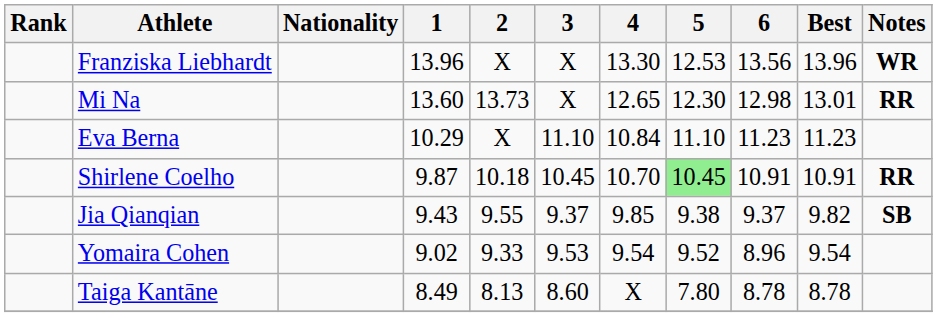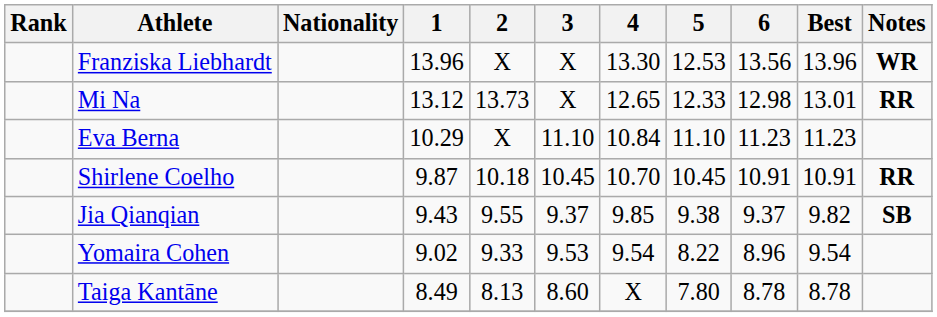(437, 100) 13.60 -> (437, 100) 13.12
(699, 100) 12.30 -> (699, 100) 12.33
(699, 176) lightgreen background -> (699, 176) no background
(699, 253) 9.52 -> (699, 253) 8.22
